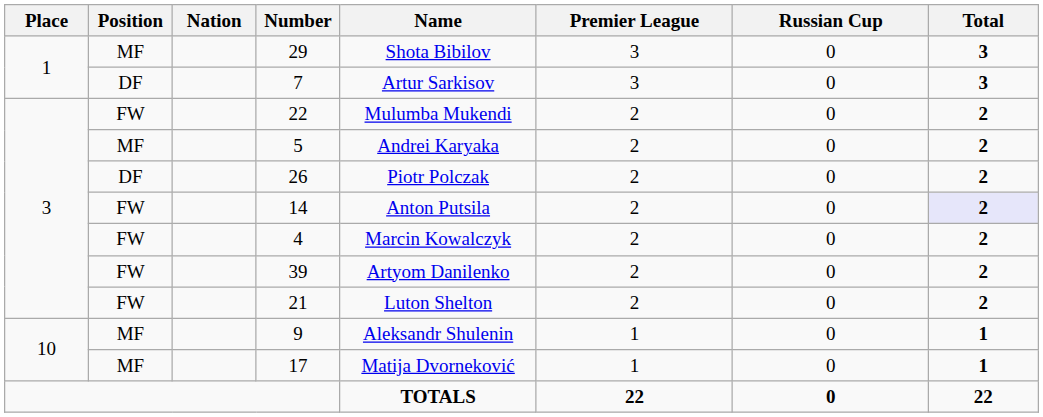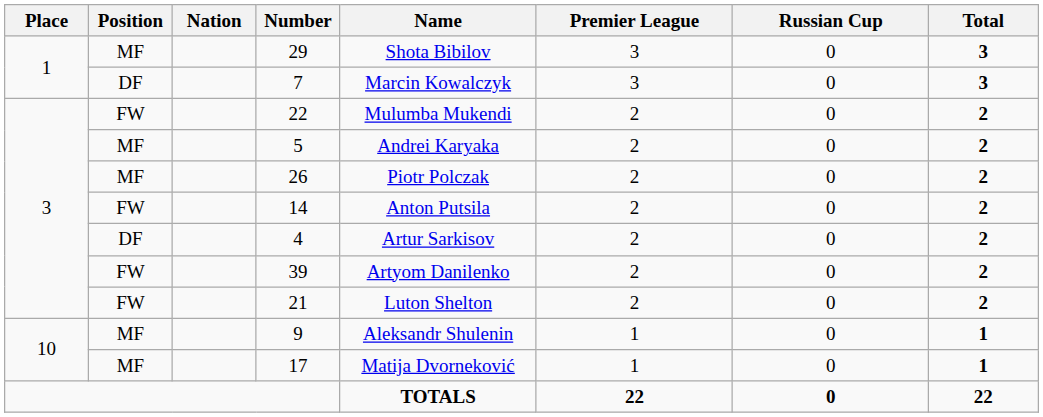(438, 83) Artur Sarkisov -> (438, 83) Marcin Kowalczyk
(130, 176) DF -> (130, 176) MF
(983, 208) lavender background -> (983, 208) no background
(130, 239) FW -> (130, 239) DF
(438, 239) Marcin Kowalczyk -> (438, 239) Artur Sarkisov
